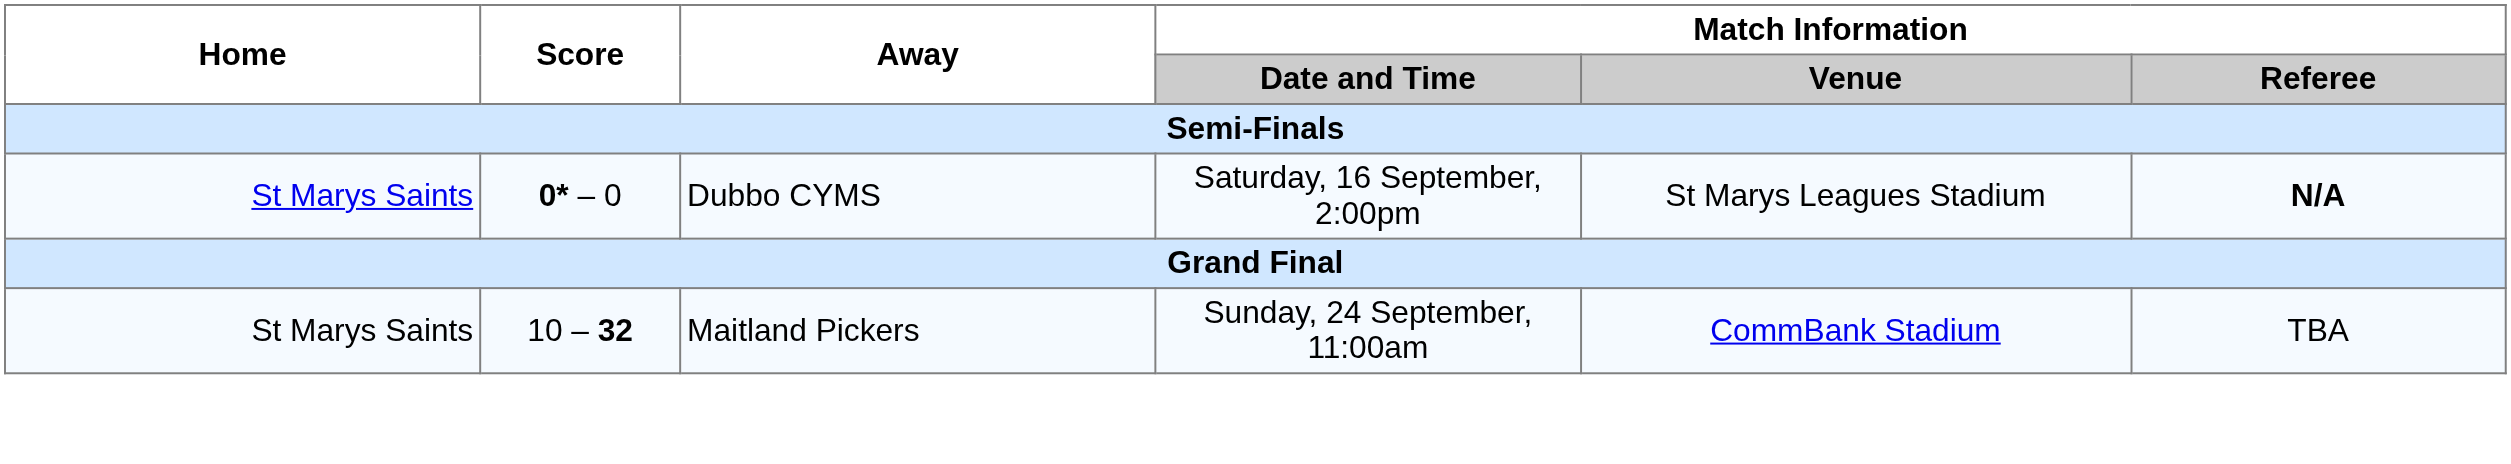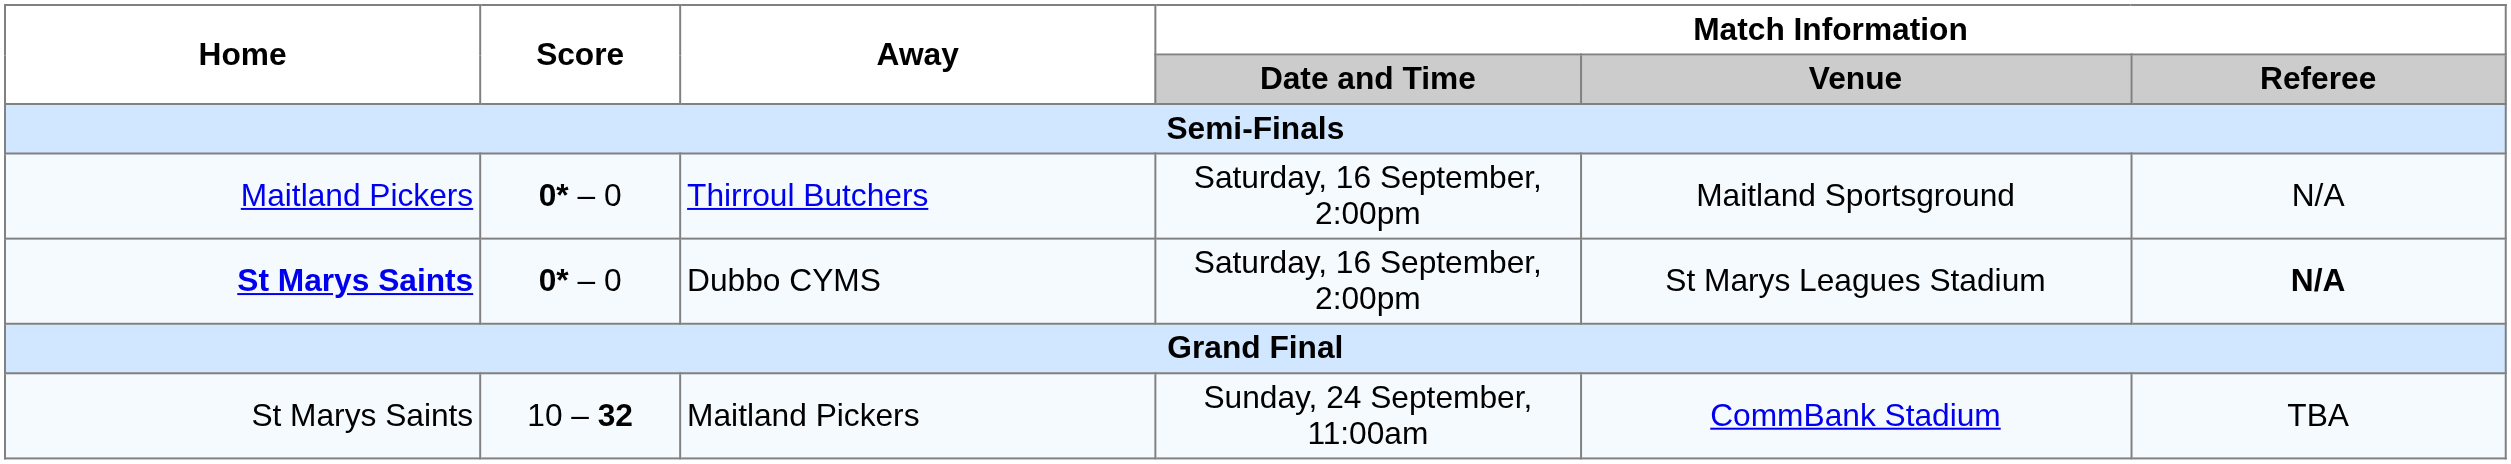+ row: (808, 195)
(362, 195) normal -> (355, 280) bold
